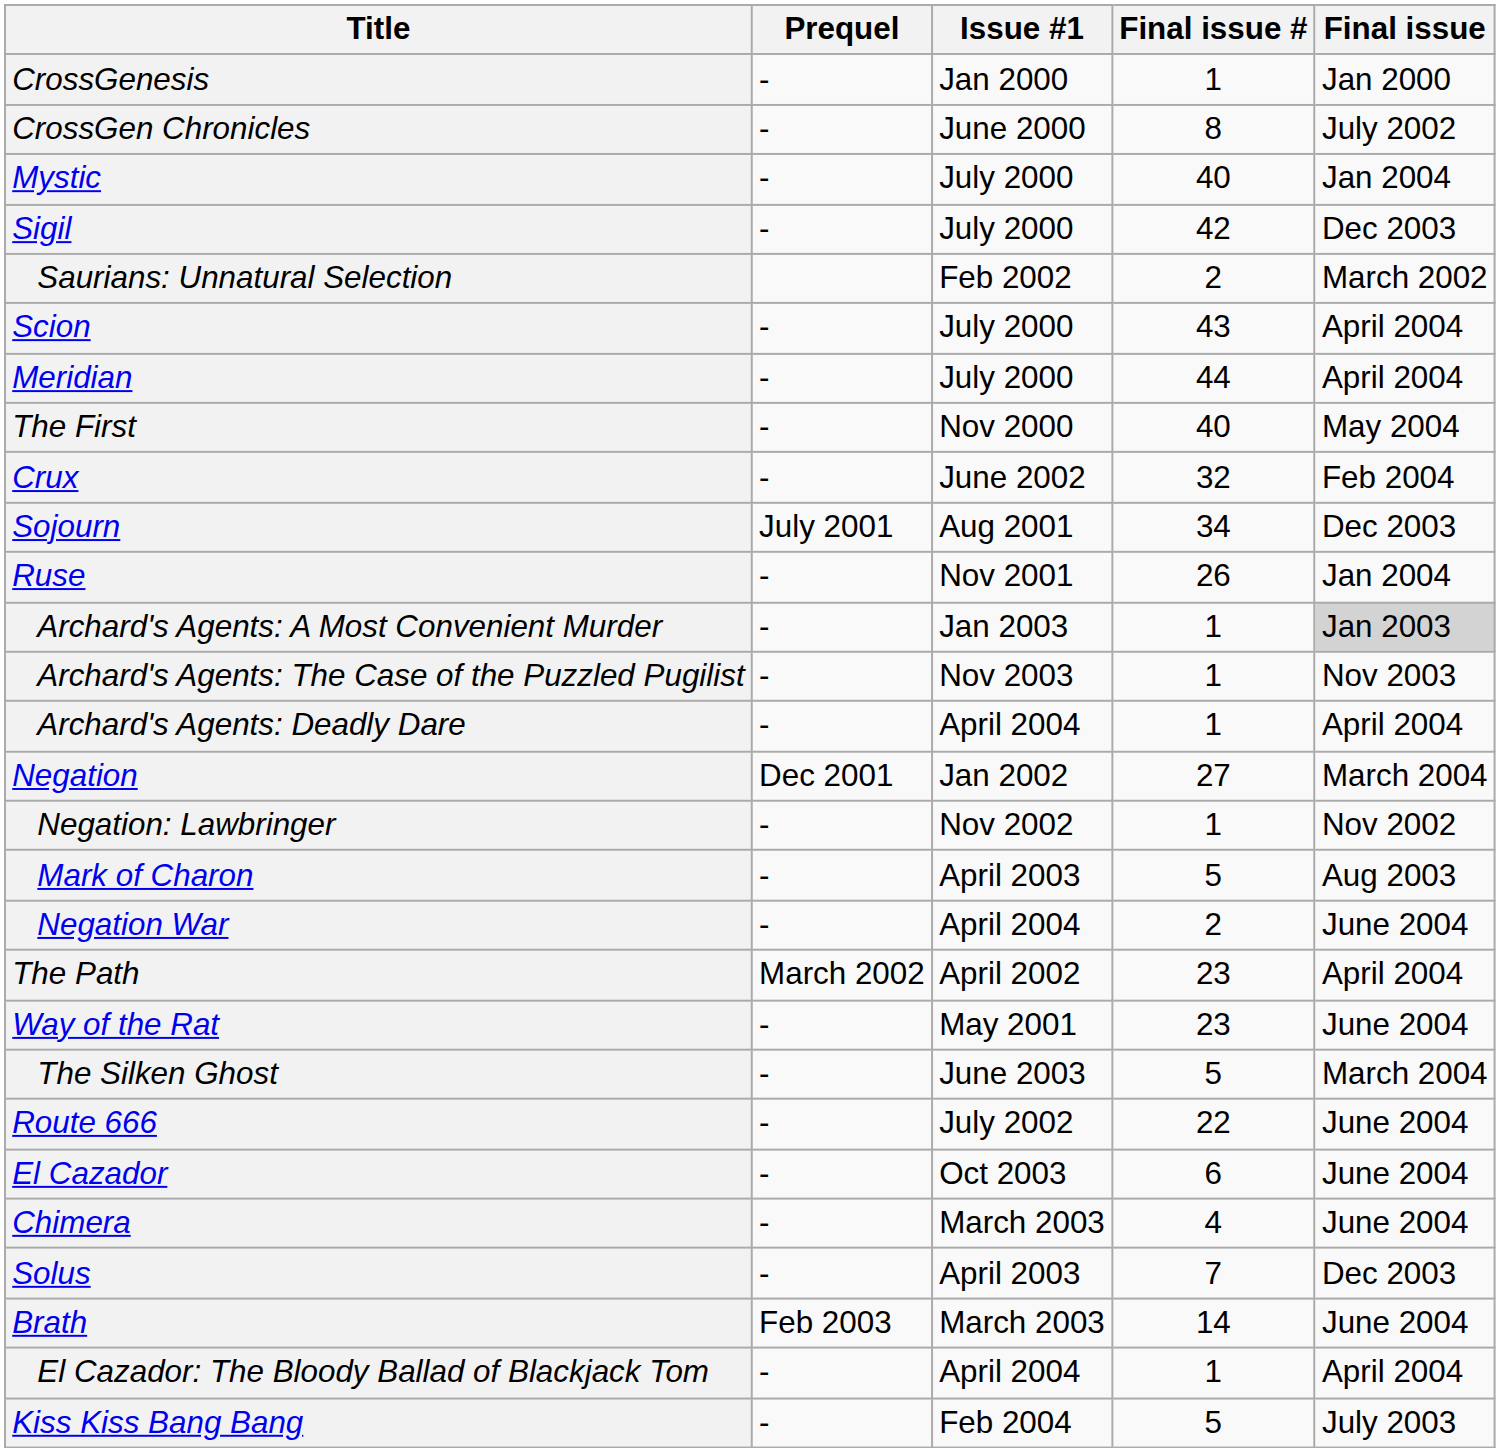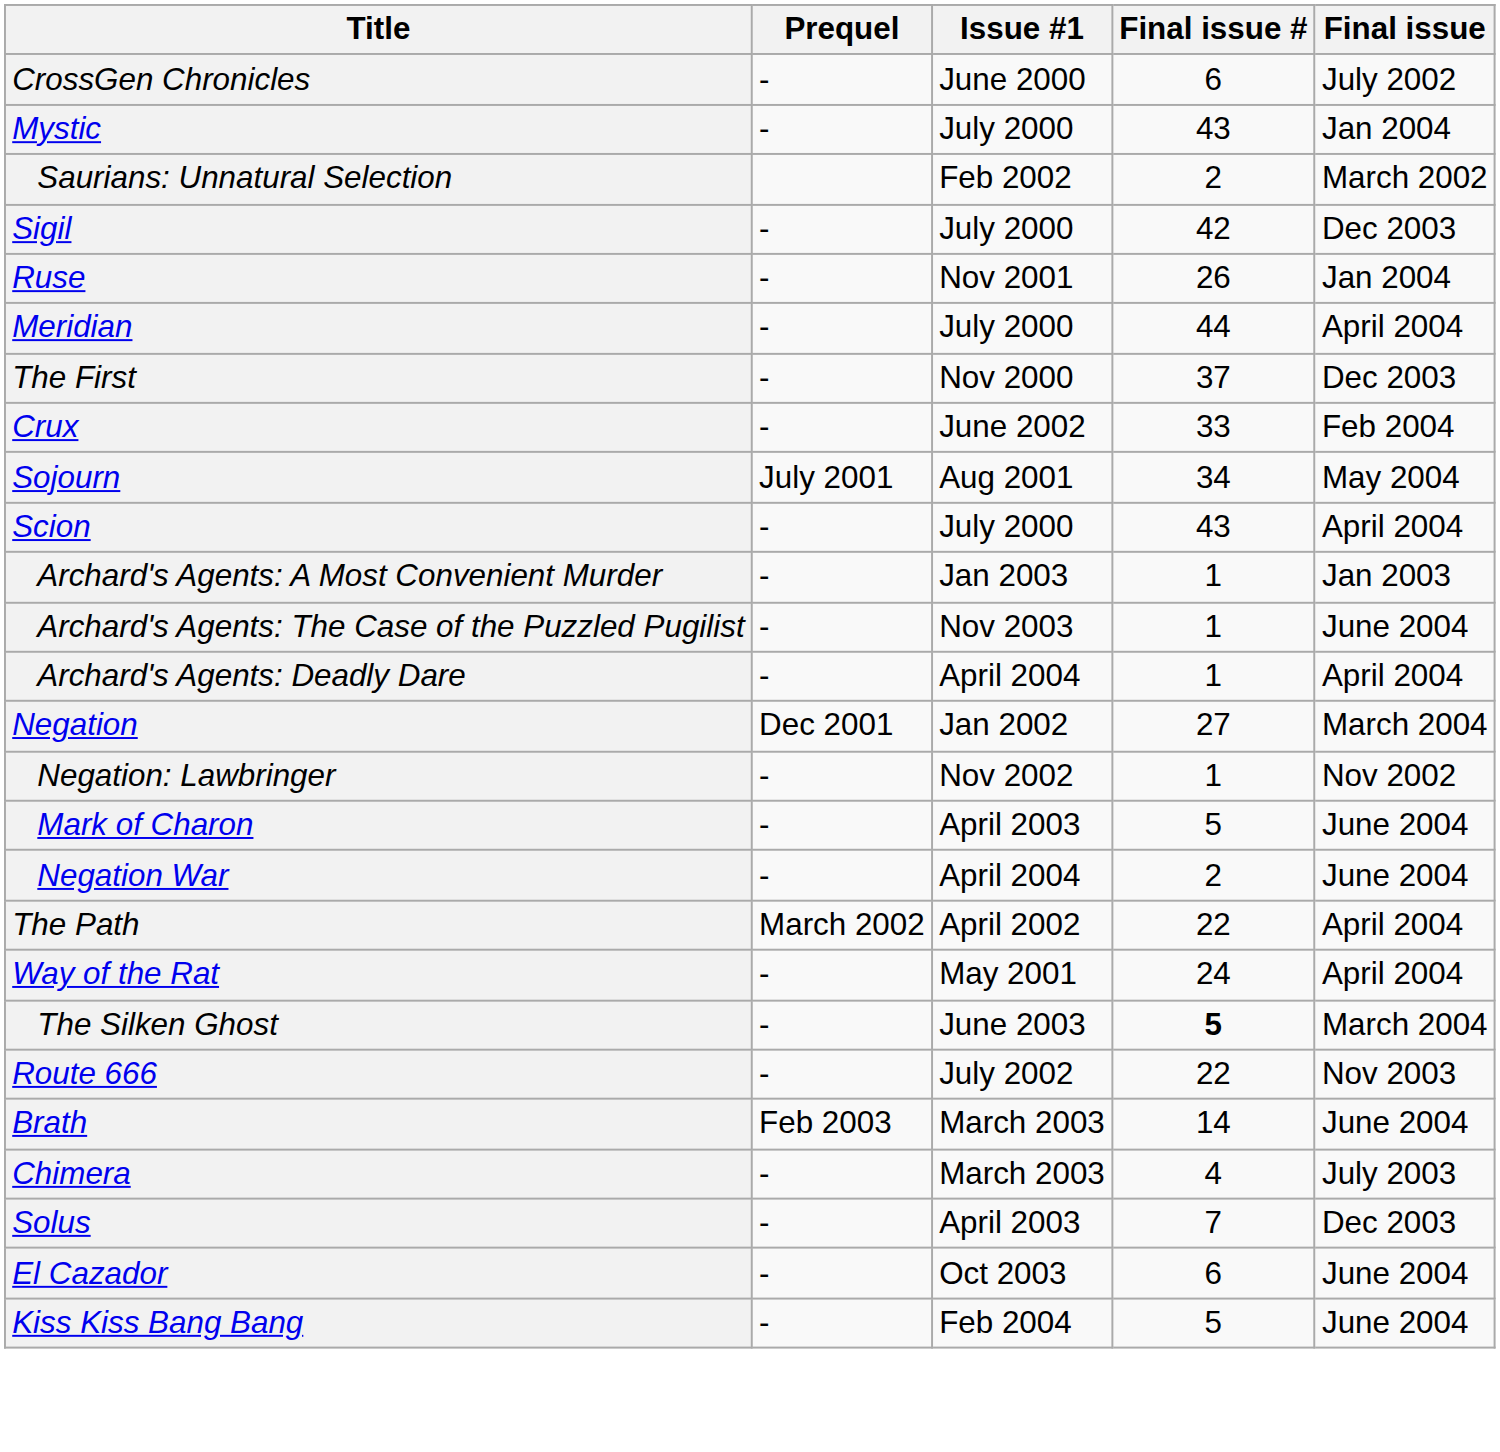- row: (111, 79)
(1213, 128) 8 -> (1213, 79) 6
(1213, 178) 40 -> (1213, 128) 43
rows swapped: (42, 228) <-> (245, 278)
rows swapped: (51, 327) <-> (49, 576)
(1213, 427) 40 -> (1213, 377) 37
(1391, 427) May 2004 -> (1389, 377) Dec 2003
(1213, 476) 32 -> (1213, 427) 33
(1389, 526) Dec 2003 -> (1391, 476) May 2004
(1386, 626) lightgrey background -> (1386, 576) no background
(1389, 675) Nov 2003 -> (1395, 626) June 2004
(1389, 874) Aug 2003 -> (1395, 825) June 2004
(1213, 974) 23 -> (1213, 924) 22
(1213, 1024) 23 -> (1213, 974) 24
(1395, 1024) June 2004 -> (1393, 974) April 2004
(1213, 1073) normal -> (1213, 1024) bold
(1395, 1123) June 2004 -> (1389, 1073) Nov 2003
rows swapped: (50, 1322) <-> (90, 1173)
(1395, 1223) June 2004 -> (1389, 1173) July 2003
- row: (373, 1372)
(1389, 1421) July 2003 -> (1395, 1322) June 2004
